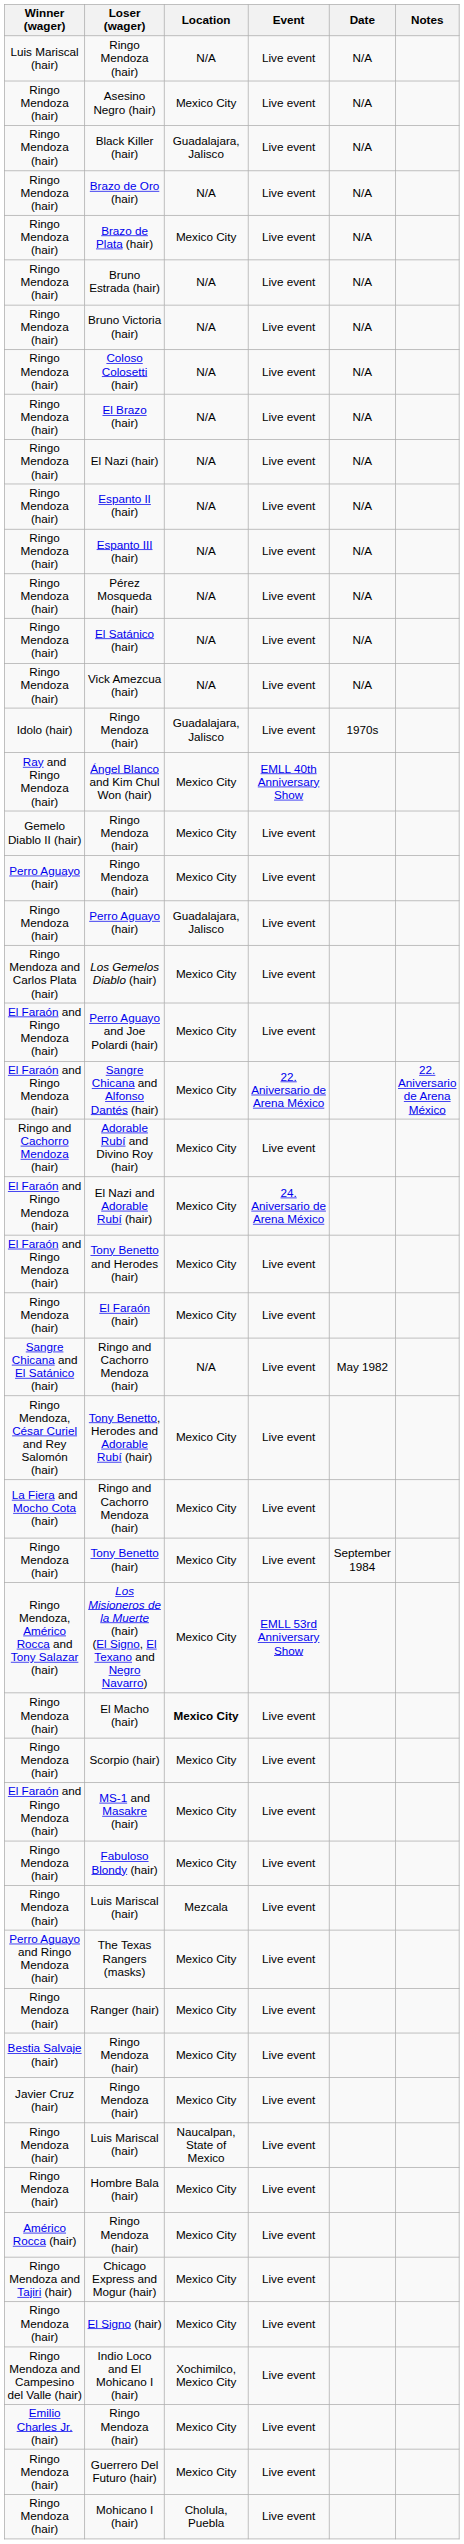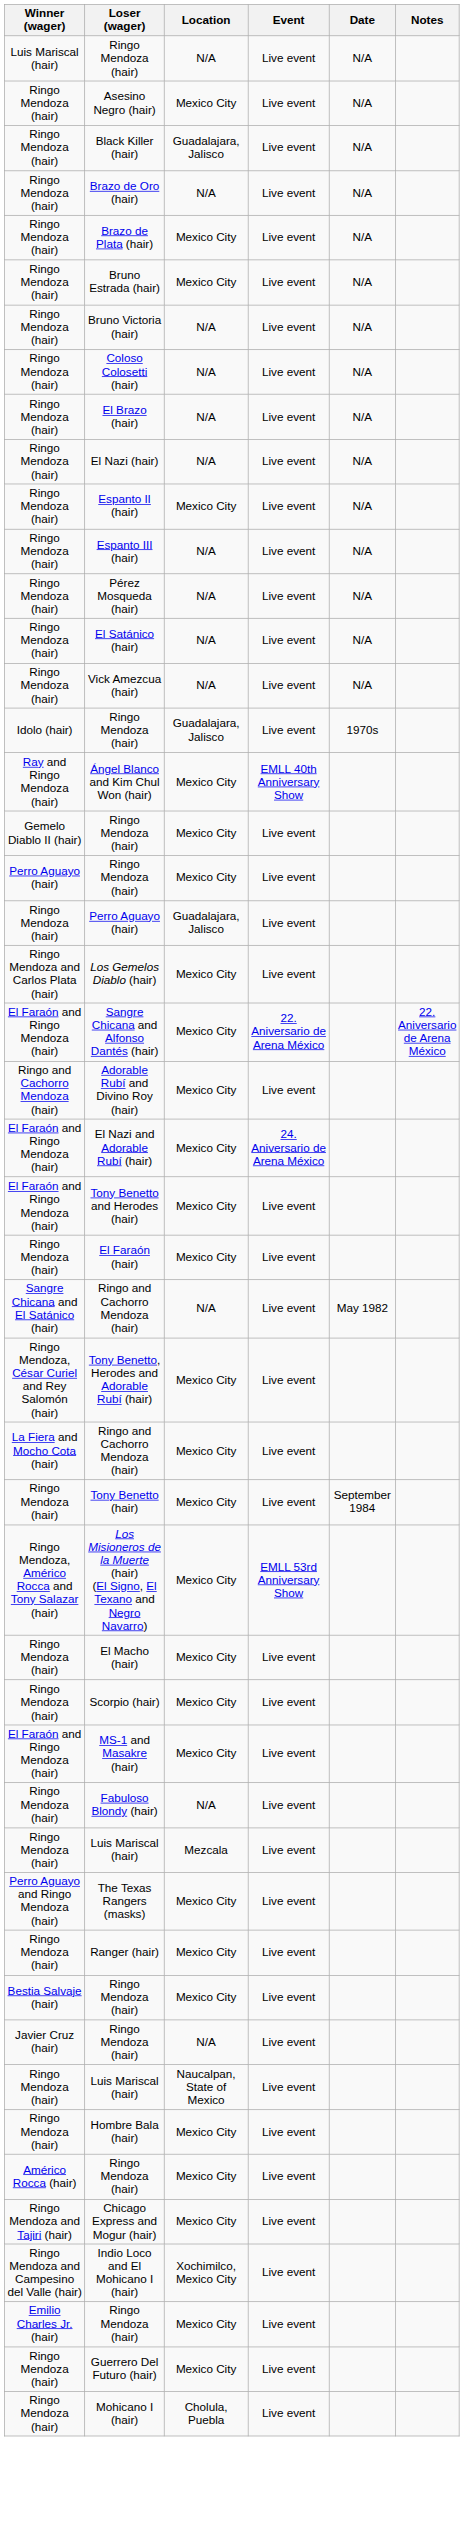(206, 282) N/A -> (206, 282) Mexico City
(206, 506) N/A -> (206, 506) Mexico City
- row: (45, 1032)
(206, 1715) bold -> (206, 1657) normal
(206, 1863) Mexico City -> (206, 1805) N/A
(206, 2100) Mexico City -> (206, 2042) N/A
- row: (45, 2324)
